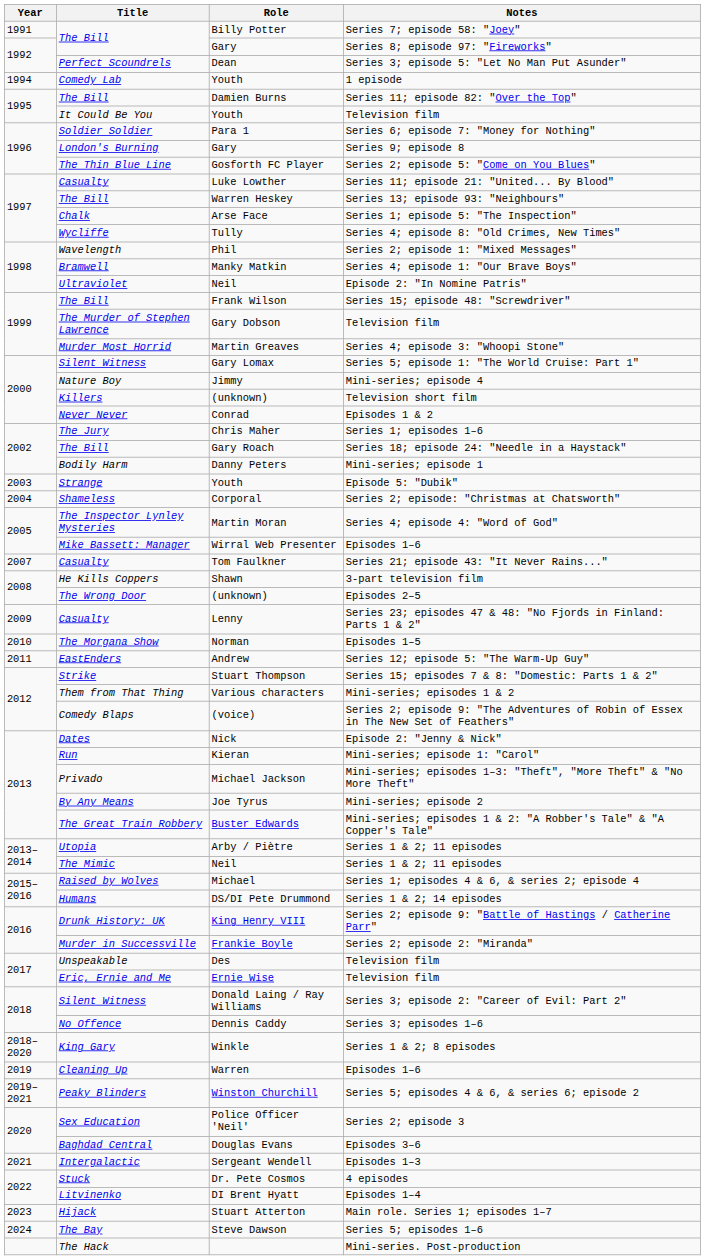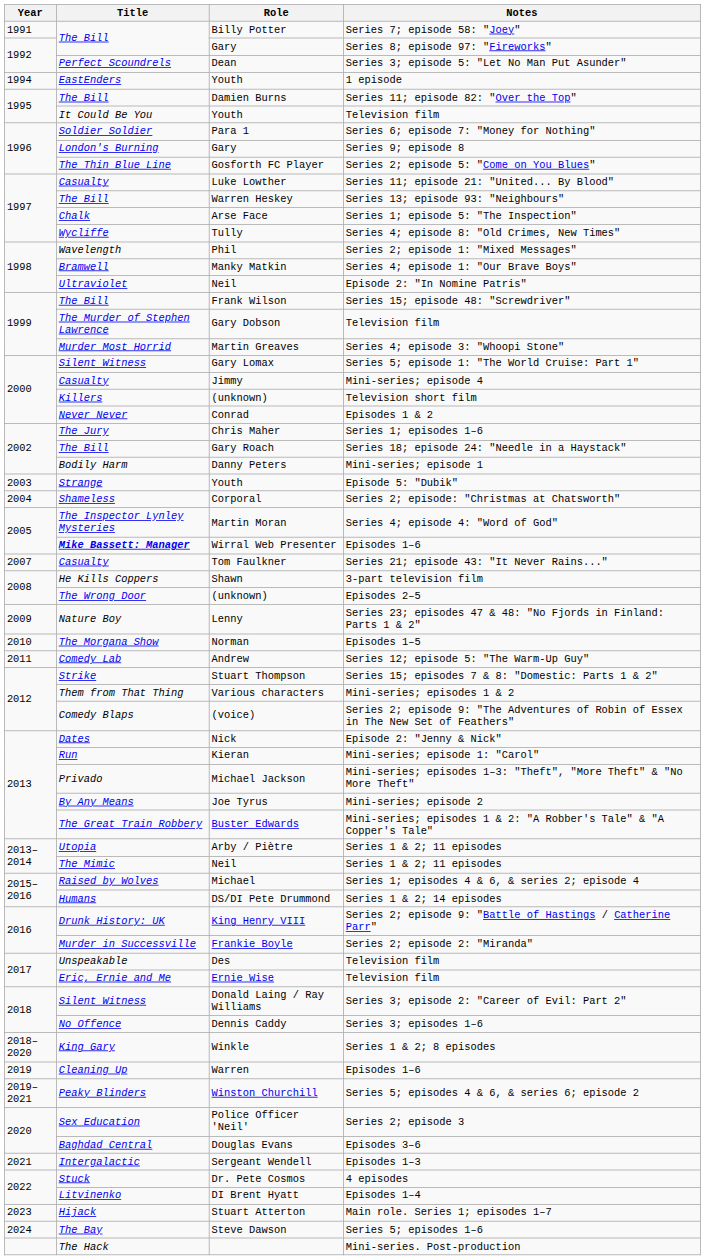(90, 81) Comedy Lab -> (90, 81) EastEnders
(90, 381) Nature Boy -> (84, 381) Casualty
(124, 545) normal -> (124, 545) bold
(84, 619) Casualty -> (90, 619) Nature Boy
(90, 659) EastEnders -> (90, 659) Comedy Lab
